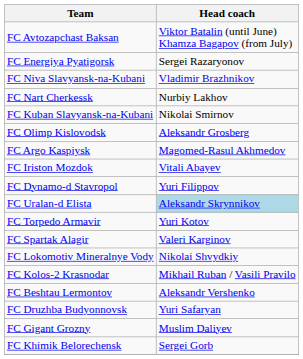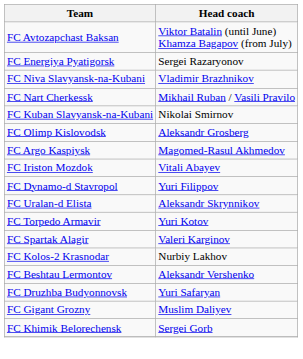(193, 97) Nurbiy Lakhov -> (227, 97) Mikhail Ruban / Vasili Pravilo
(209, 203) lightblue background -> (209, 203) no background
- row: (80, 256)
(227, 274) Mikhail Ruban / Vasili Pravilo -> (193, 256) Nurbiy Lakhov
